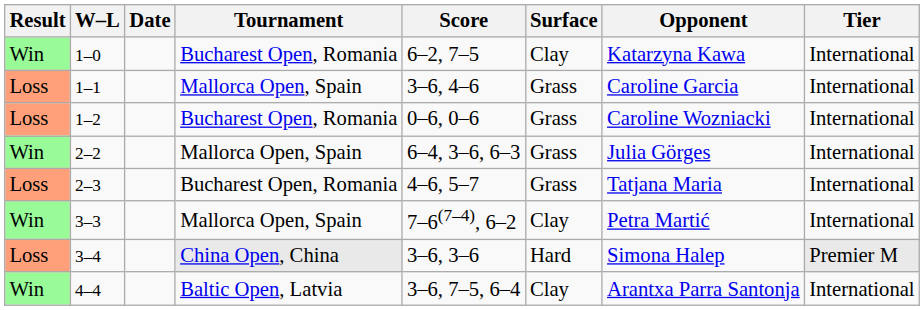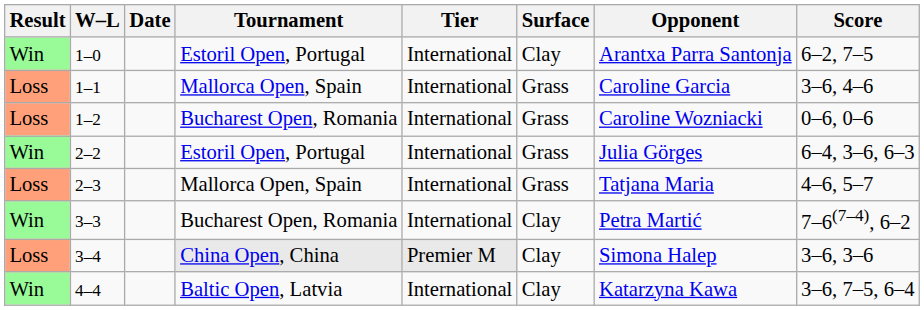columns swapped: (862, 20) <-> (464, 20)
(289, 53) Bucharest Open, Romania -> (273, 53) Estoril Open, Portugal
(676, 53) Katarzyna Kawa -> (695, 53) Arantxa Parra Santonja
(271, 151) Mallorca Open, Spain -> (273, 151) Estoril Open, Portugal
(289, 184) Bucharest Open, Romania -> (271, 184) Mallorca Open, Spain
(271, 220) Mallorca Open, Spain -> (289, 220) Bucharest Open, Romania
(551, 255) Hard -> (541, 255) Clay
(703, 288) Arantxa Parra Santonja -> (668, 288) Katarzyna Kawa
